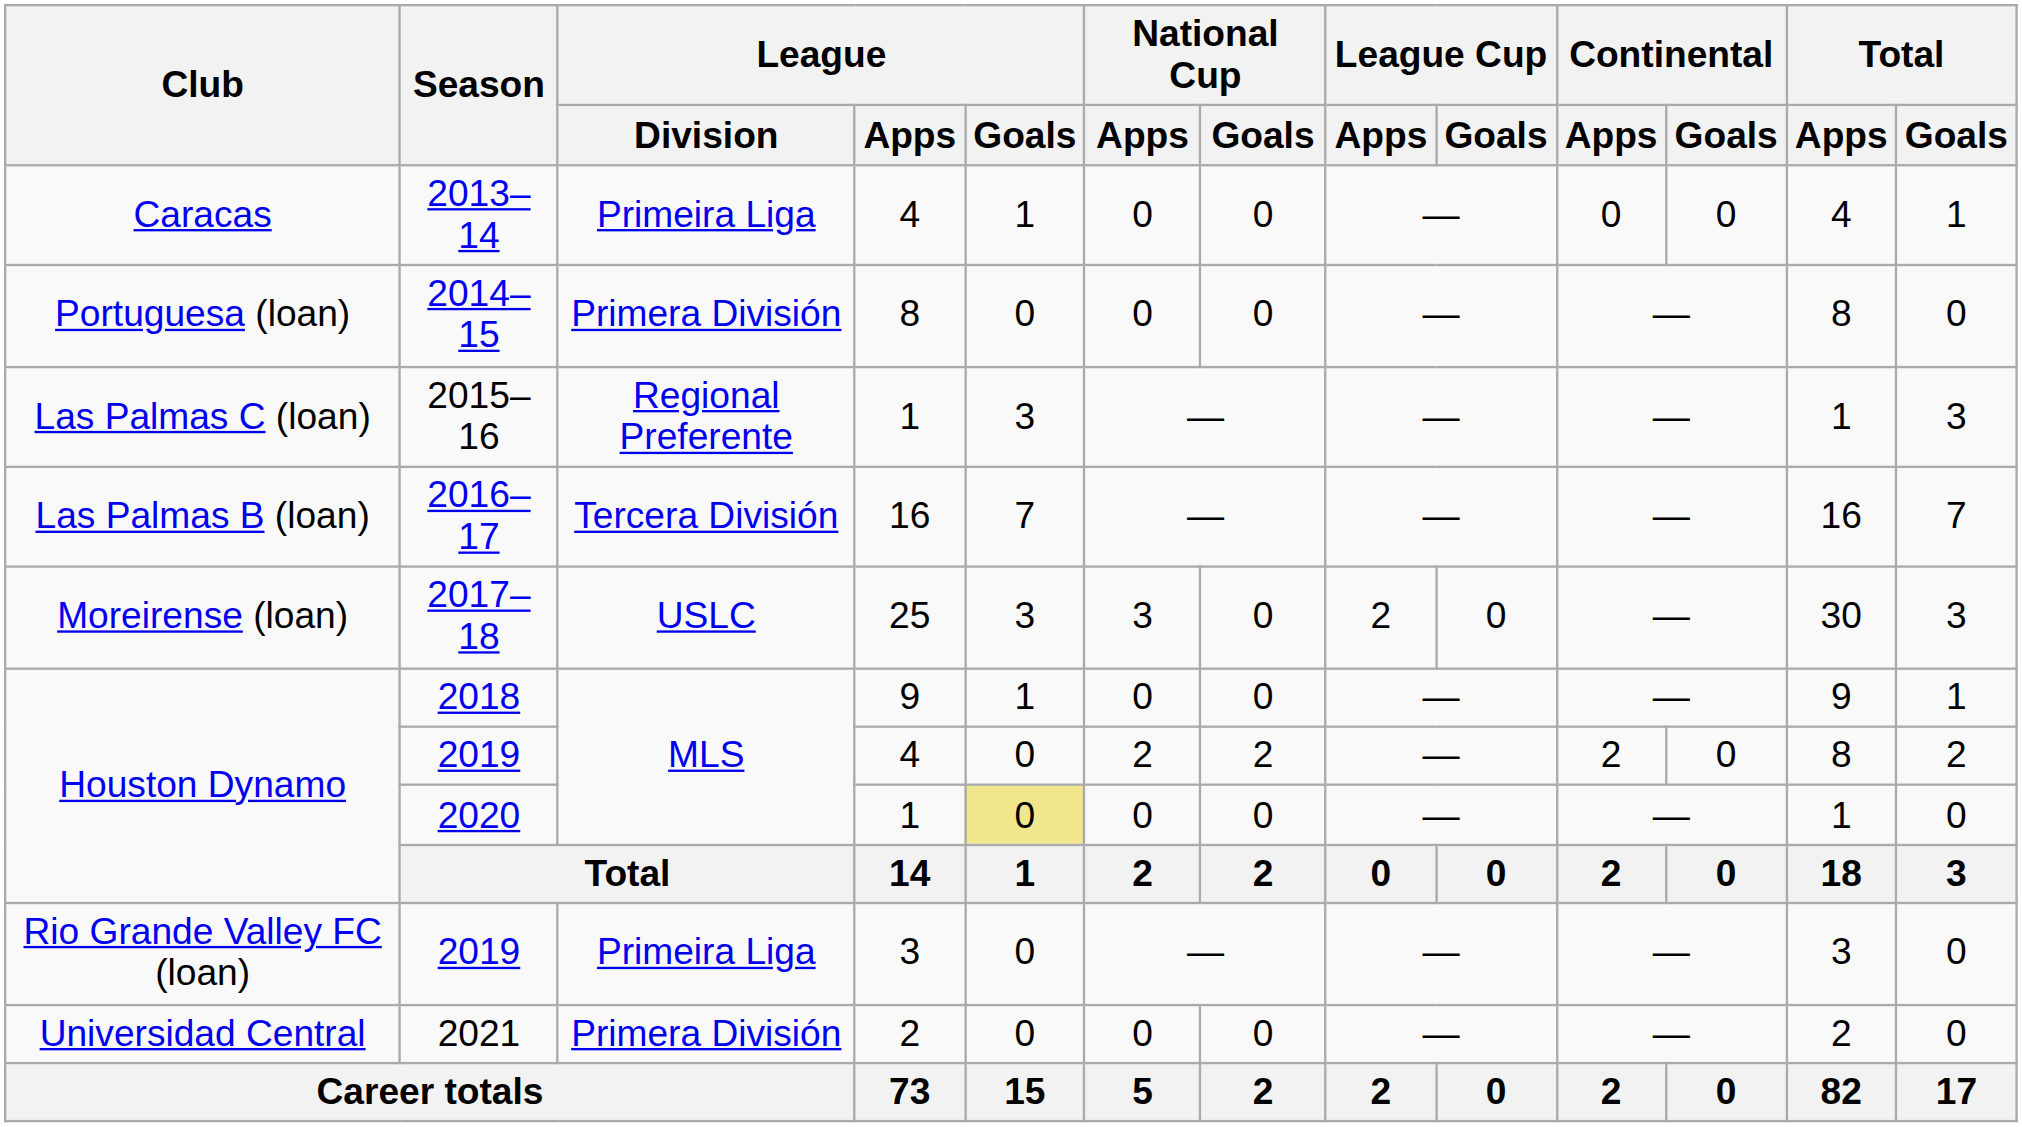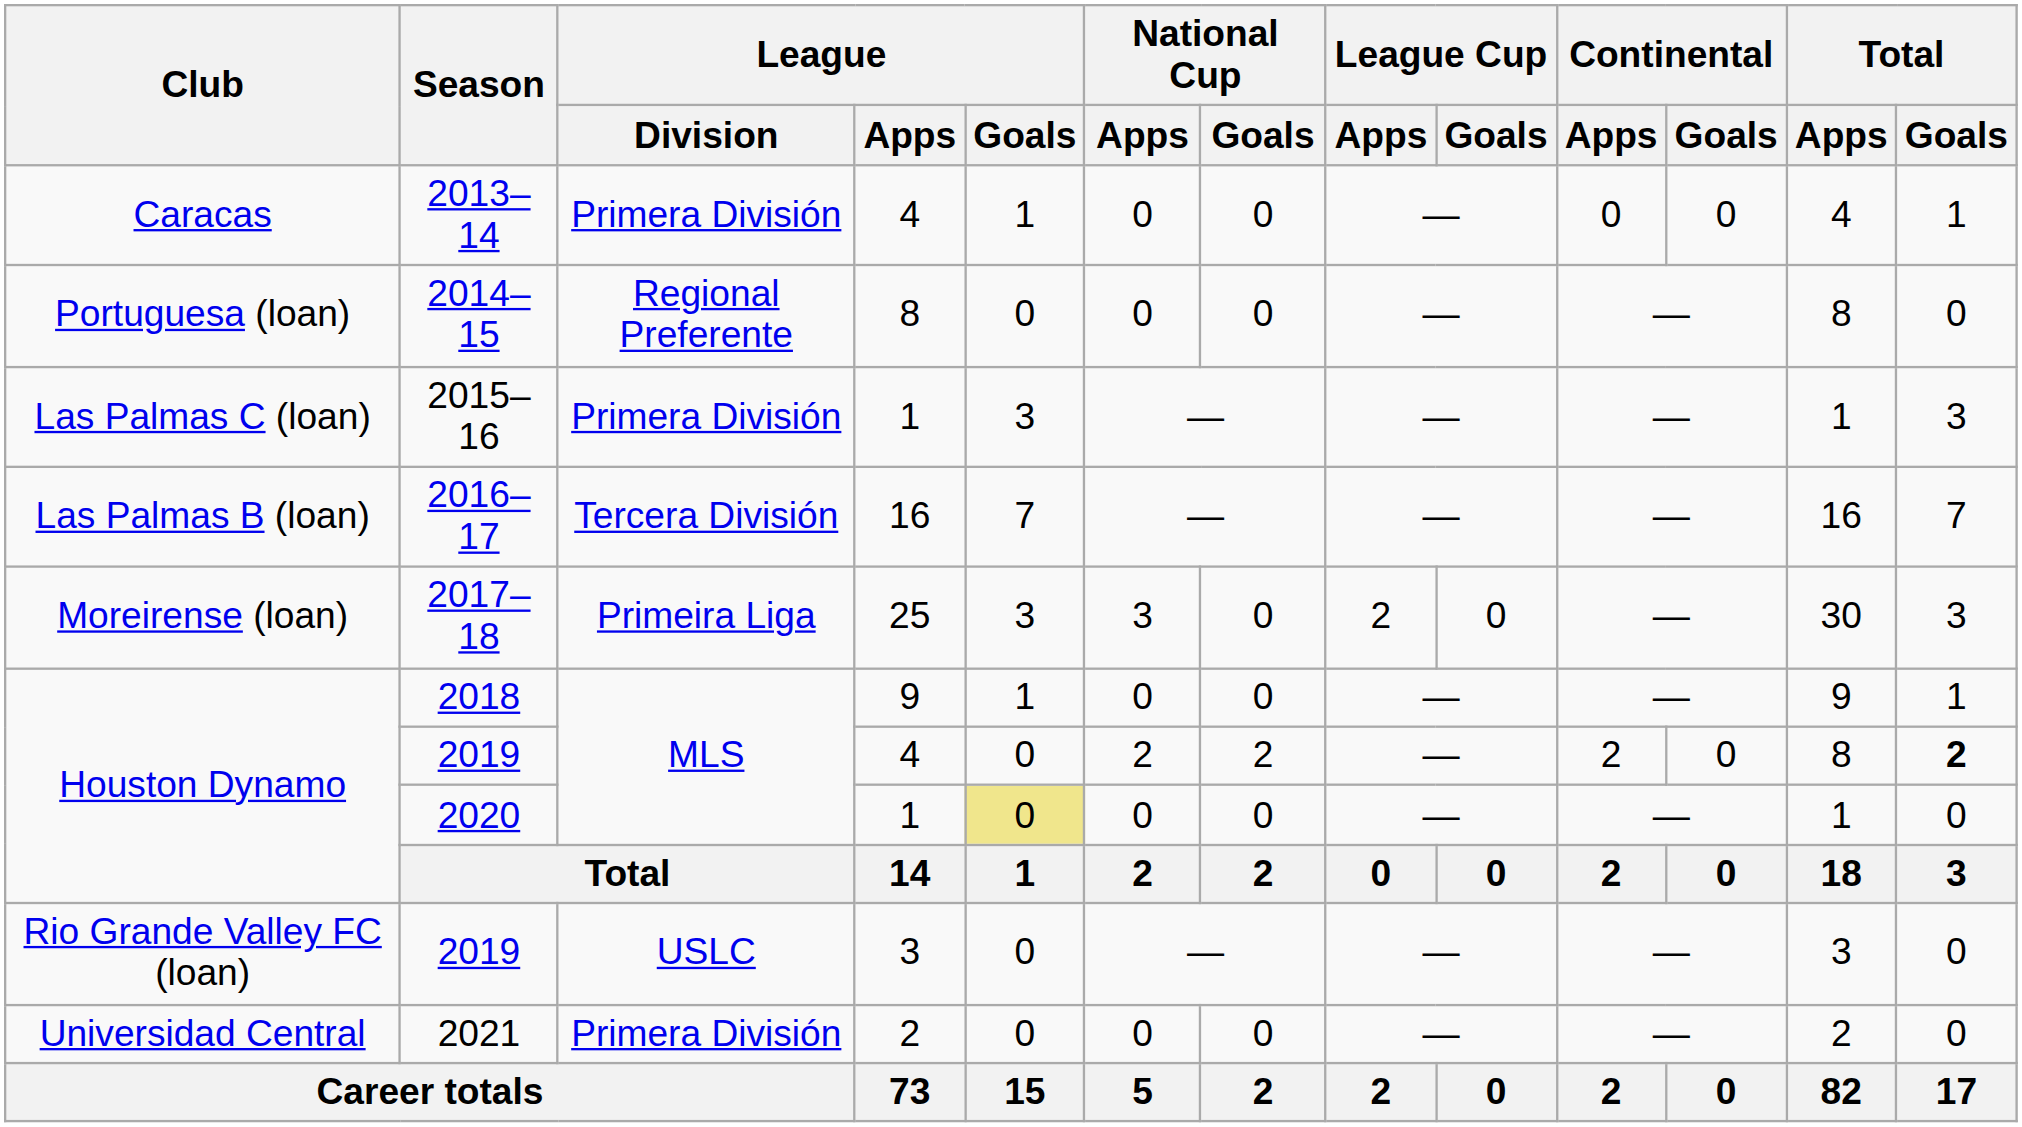(706, 214) Primeira Liga -> (706, 214) Primera División
(706, 314) Primera División -> (706, 314) Regional Preferente
(706, 415) Regional Preferente -> (706, 415) Primera División
(706, 616) USLC -> (706, 616) Primeira Liga
(1956, 755) normal -> (1956, 755) bold
(706, 952) Primeira Liga -> (706, 952) USLC
